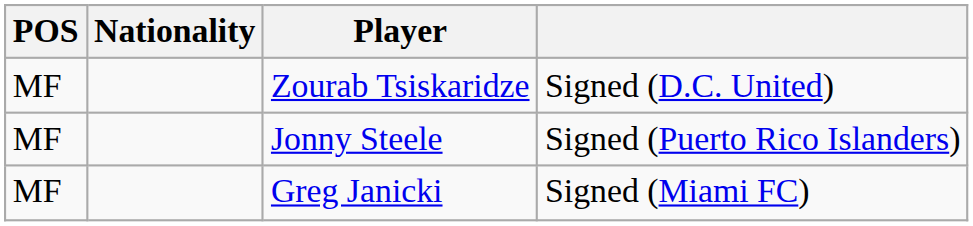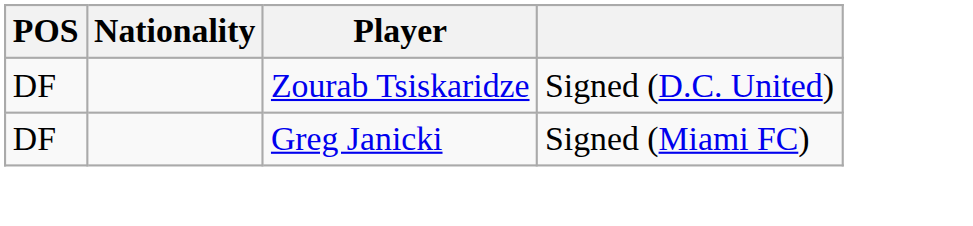(37, 84) MF -> (34, 84) DF
- row: (357, 138)
(37, 191) MF -> (34, 138) DF
